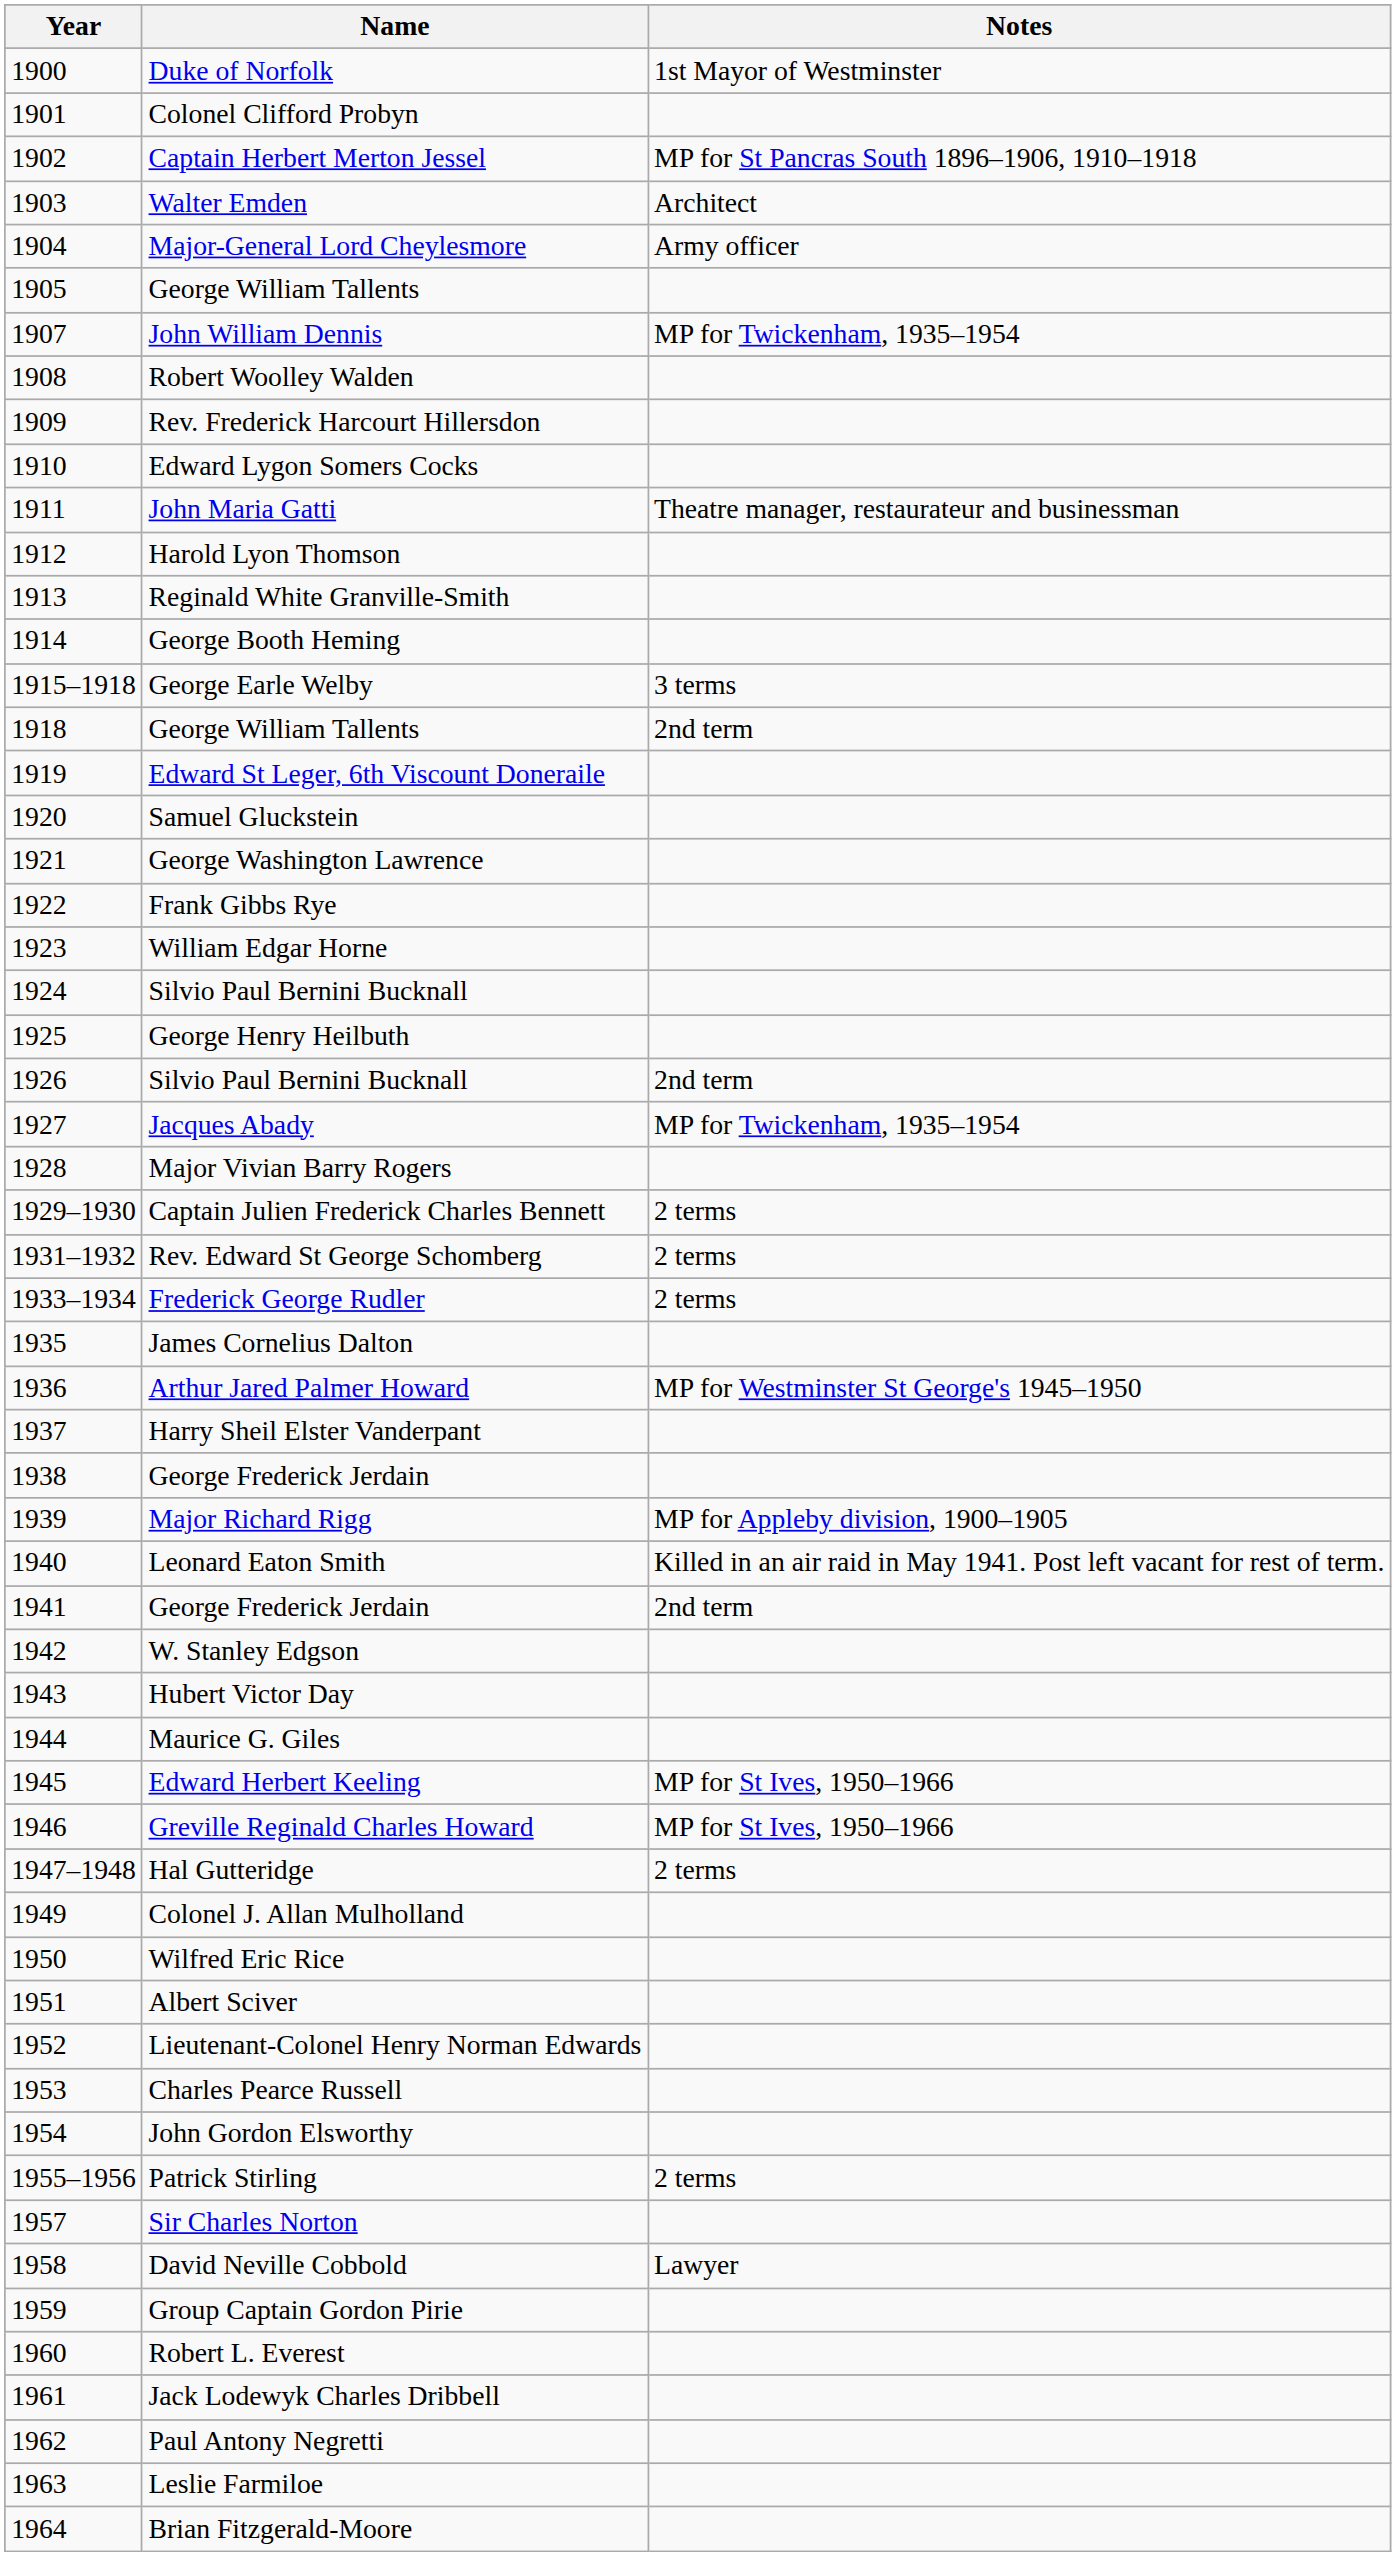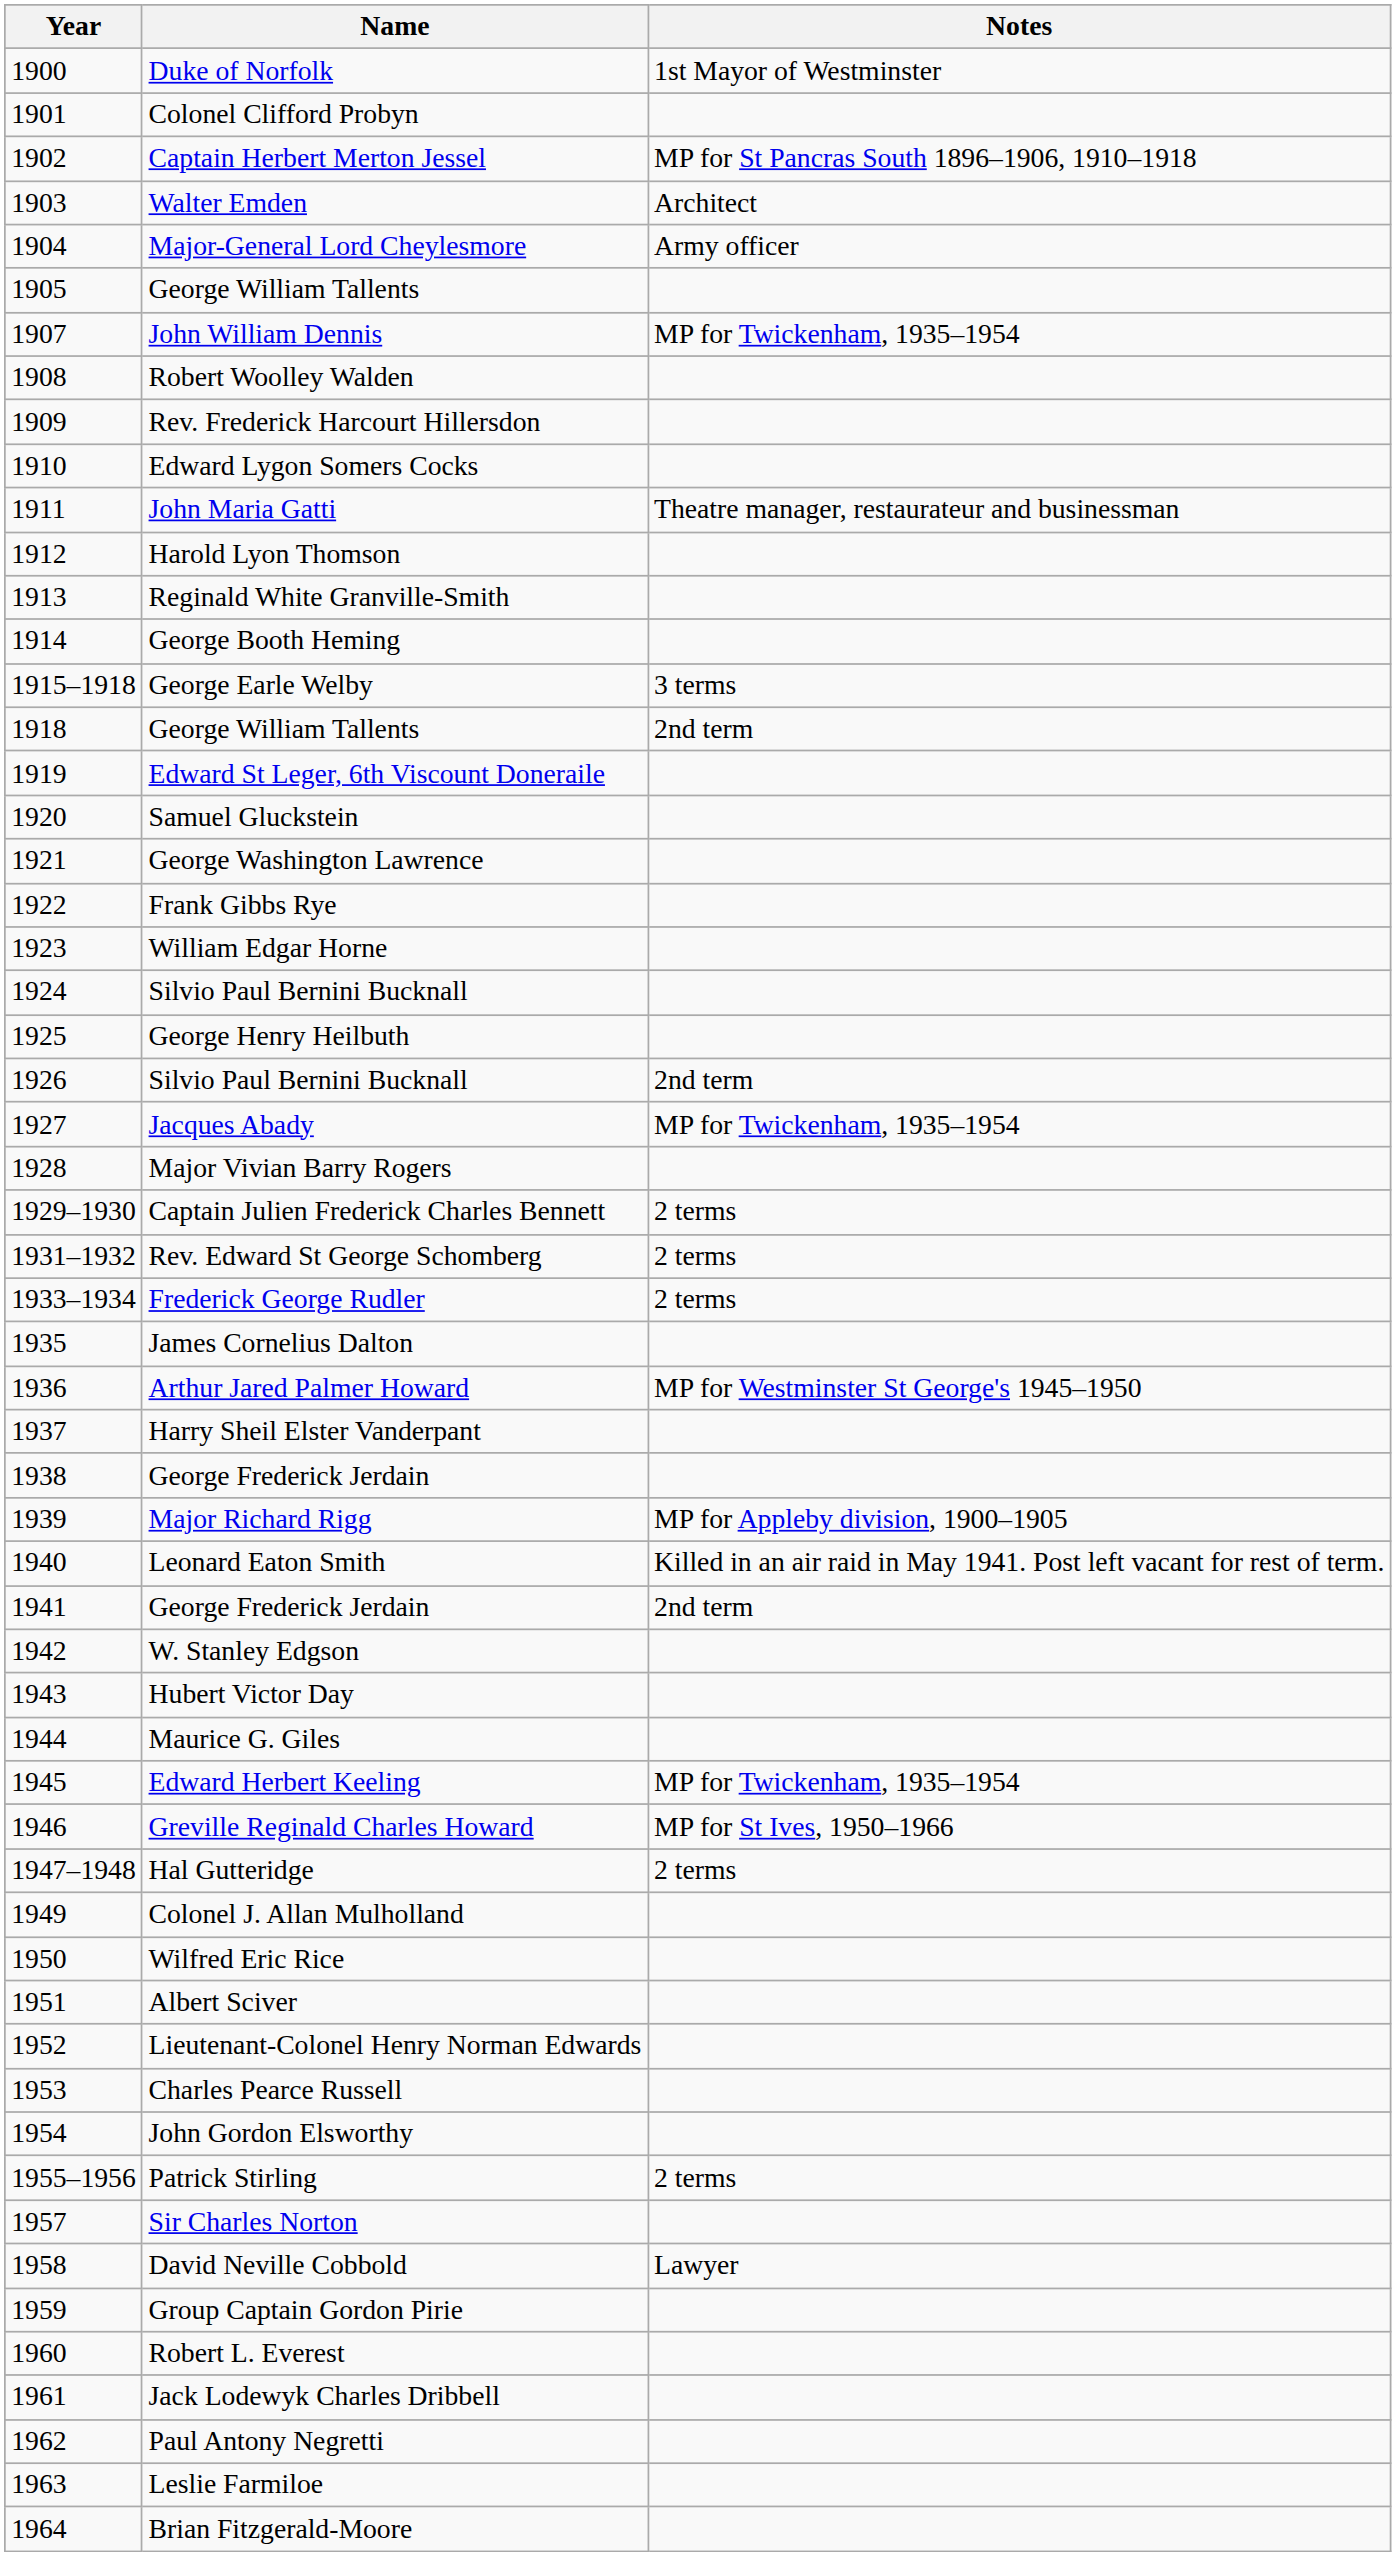(804, 1782) MP for St Ives, 1950–1966 -> (837, 1782) MP for Twickenham, 1935–1954
